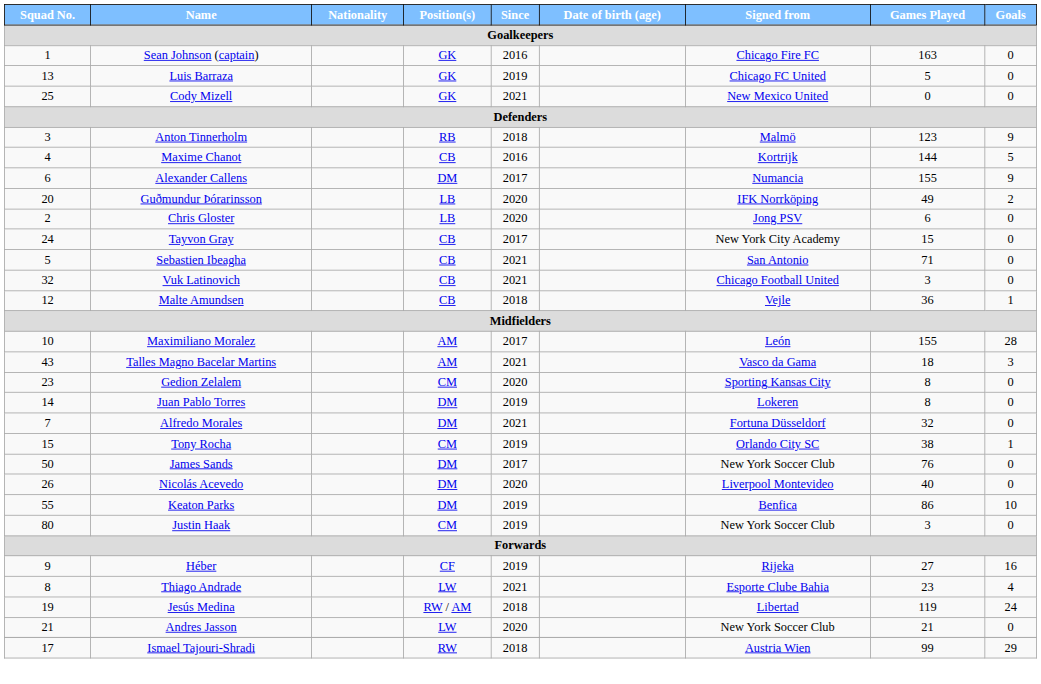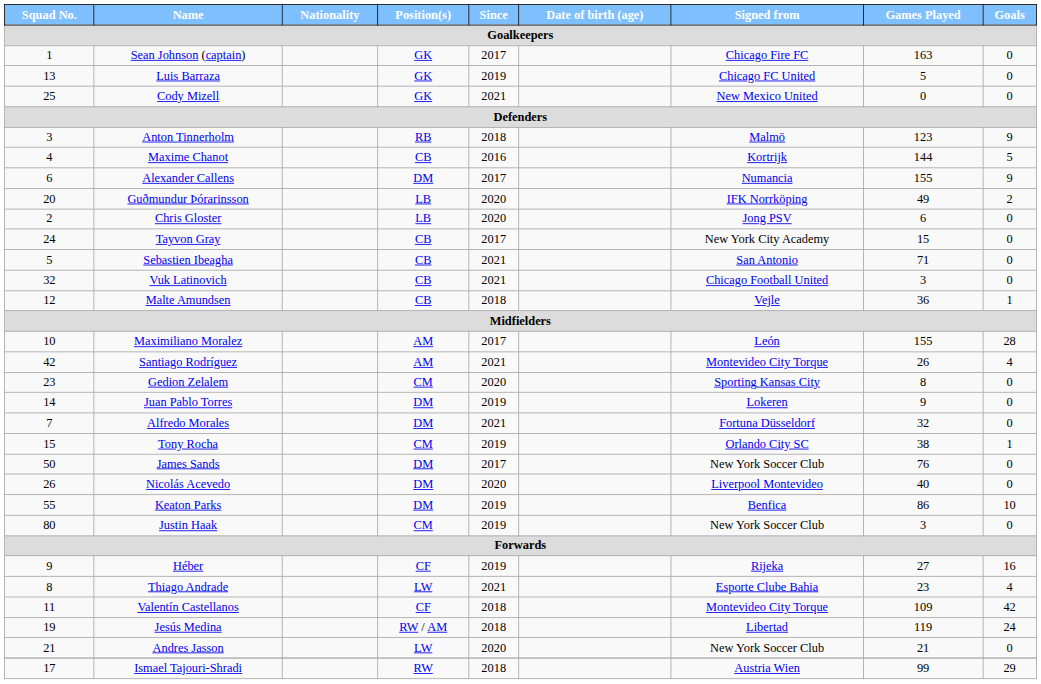(515, 55) 2016 -> (494, 55) 2017
- row: (201, 362)
+ row: (188, 362)
(928, 403) 8 -> (923, 403) 9
+ row: (188, 607)
